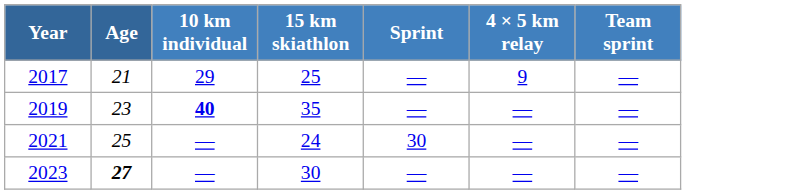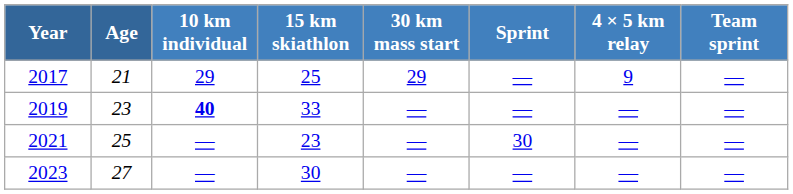+ column: (417, 32)
(311, 108) 35 -> (311, 108) 33
(311, 141) 24 -> (311, 141) 23
(122, 173) bold -> (122, 173) normal
